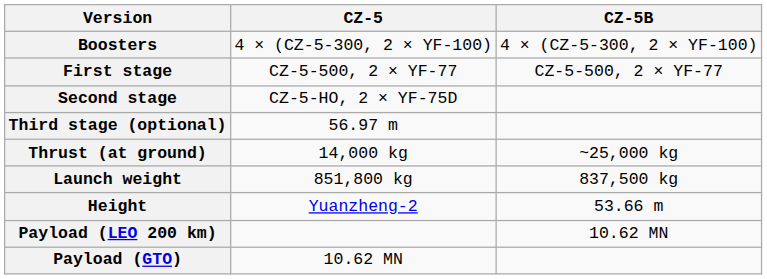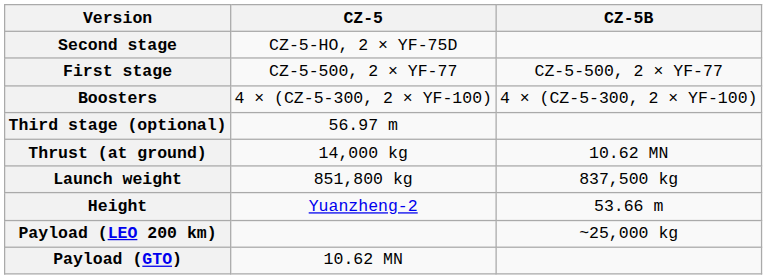rows swapped: (118, 45) <-> (118, 99)
(629, 153) ~25,000 kg -> (629, 153) 10.62 MN
(629, 233) 10.62 MN -> (629, 233) ~25,000 kg
